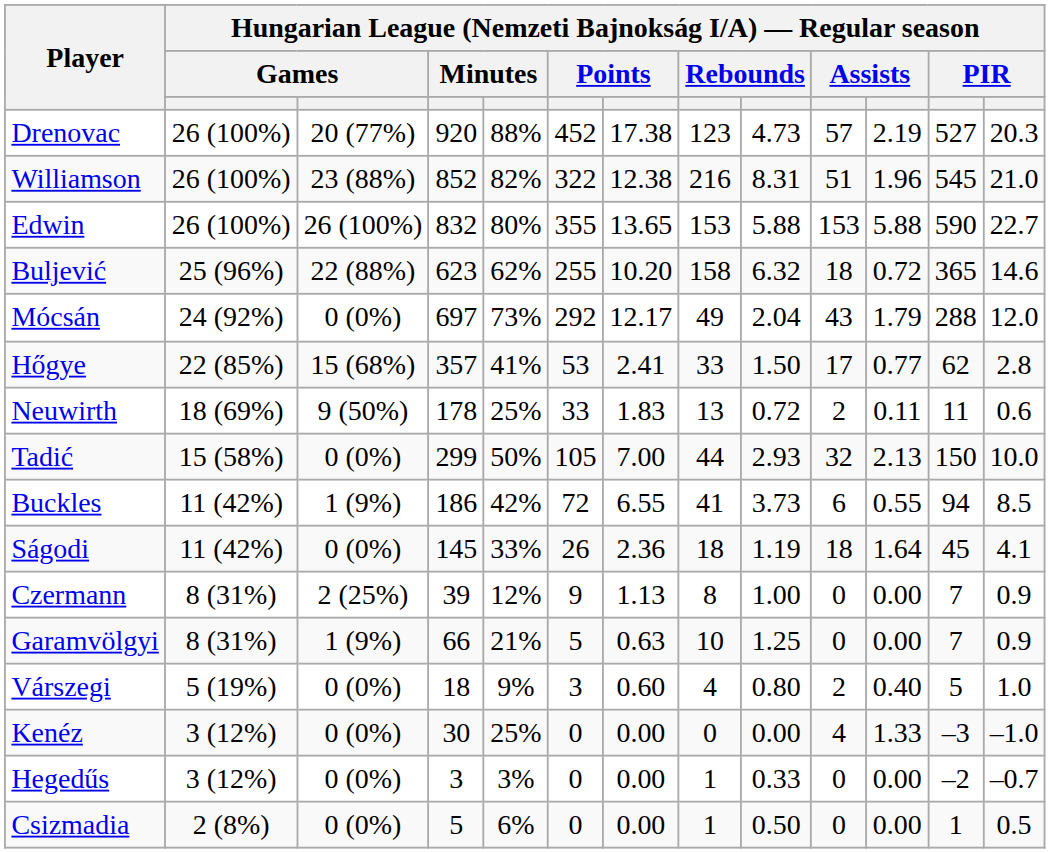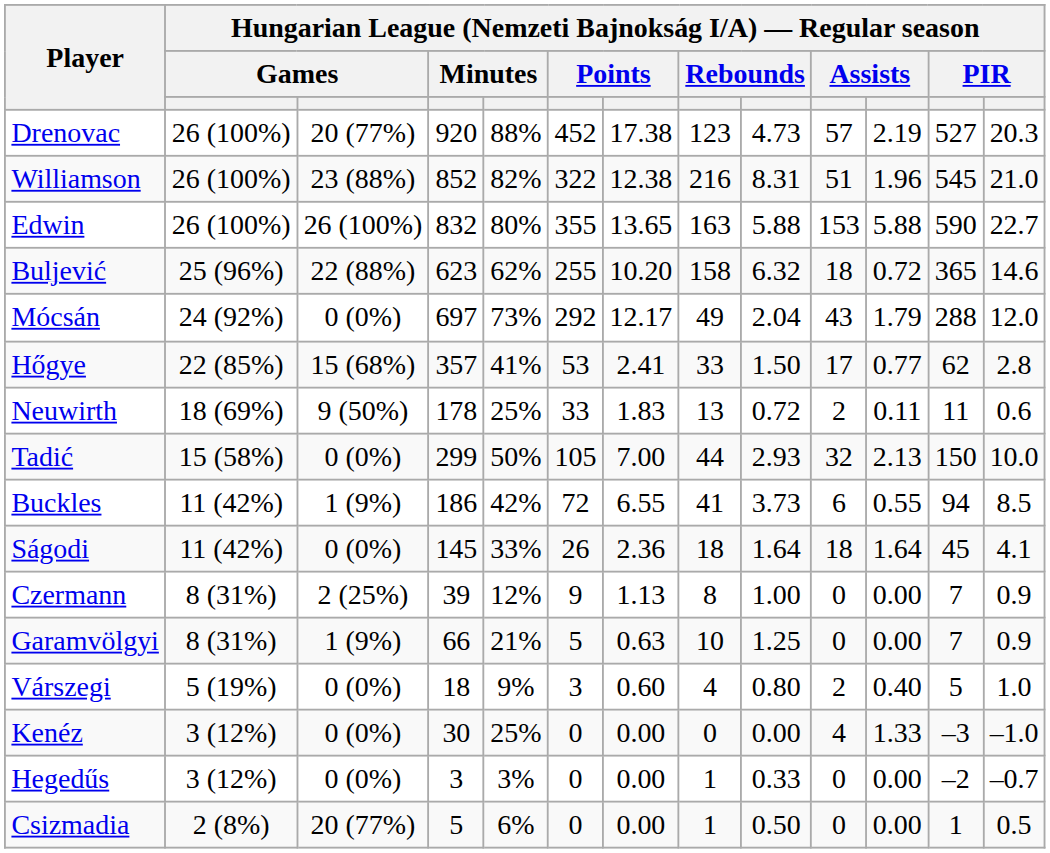(710, 225) 153 -> (710, 225) 163
(776, 548) 1.19 -> (776, 548) 1.64
(363, 824) 0 (0%) -> (363, 824) 20 (77%)
